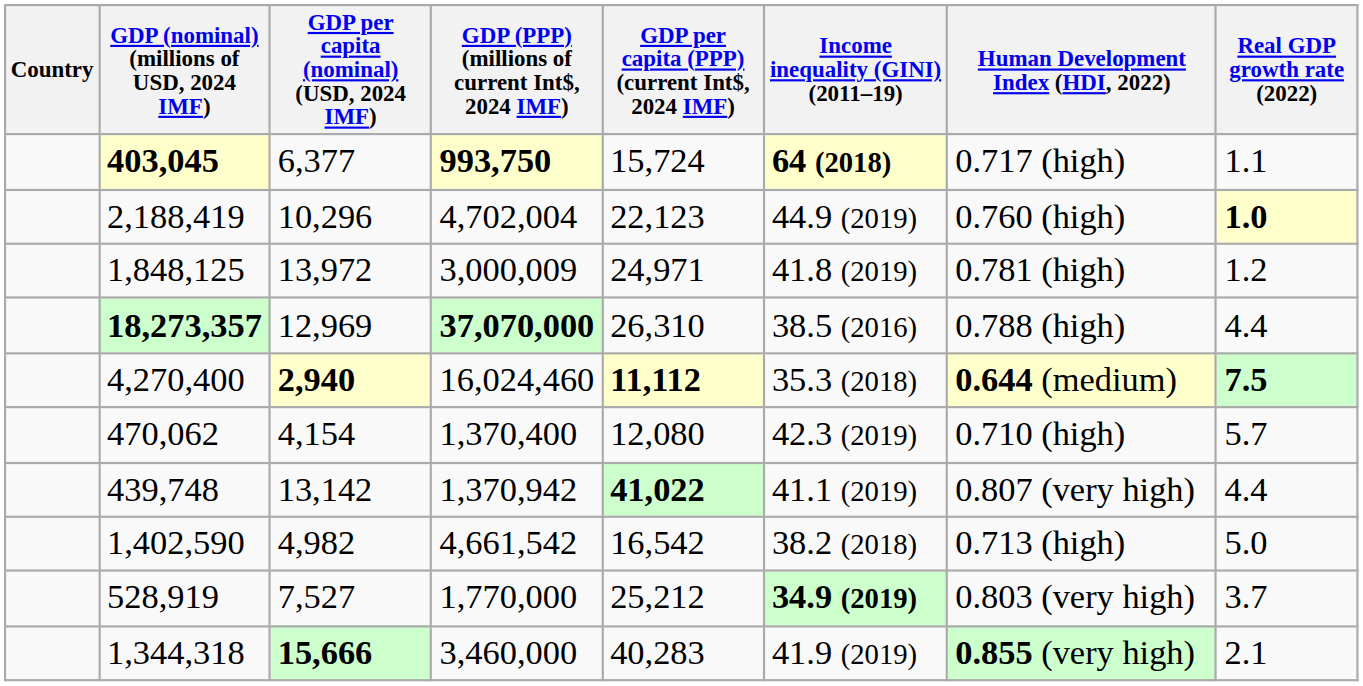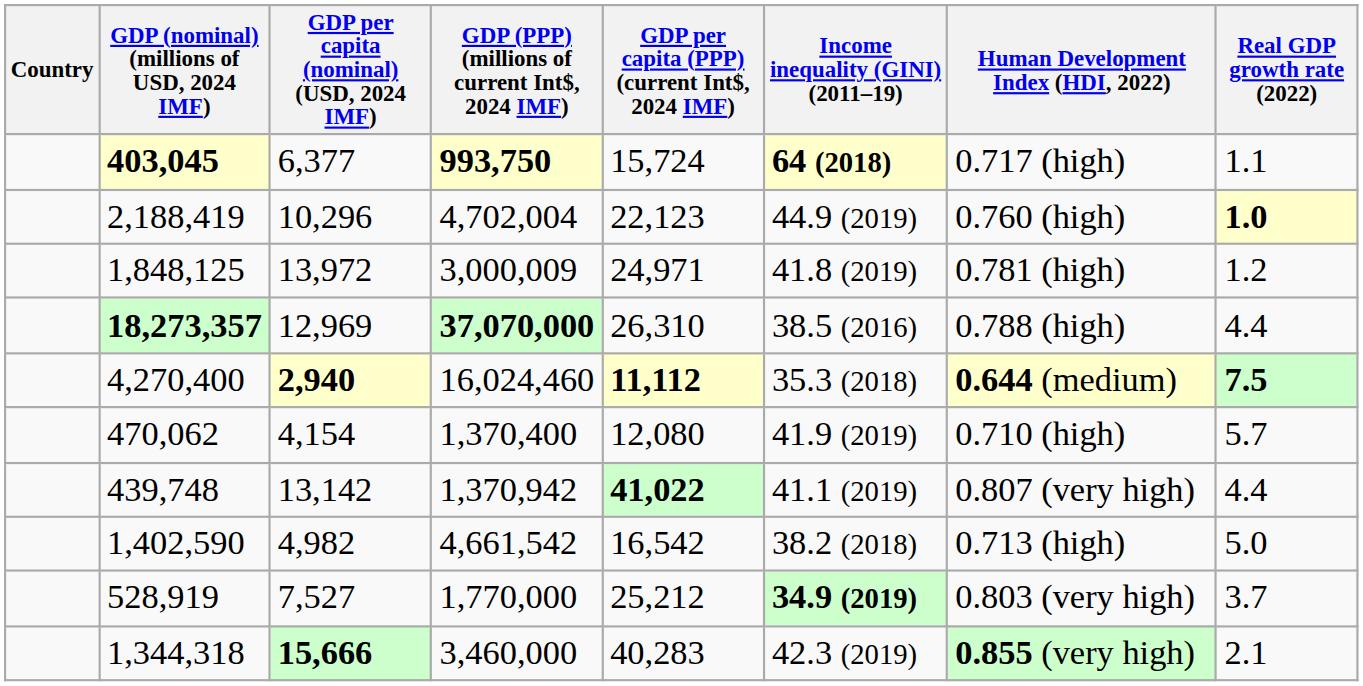(845, 434) 42.3 (2019) -> (845, 434) 41.9 (2019)
(845, 652) 41.9 (2019) -> (845, 652) 42.3 (2019)
